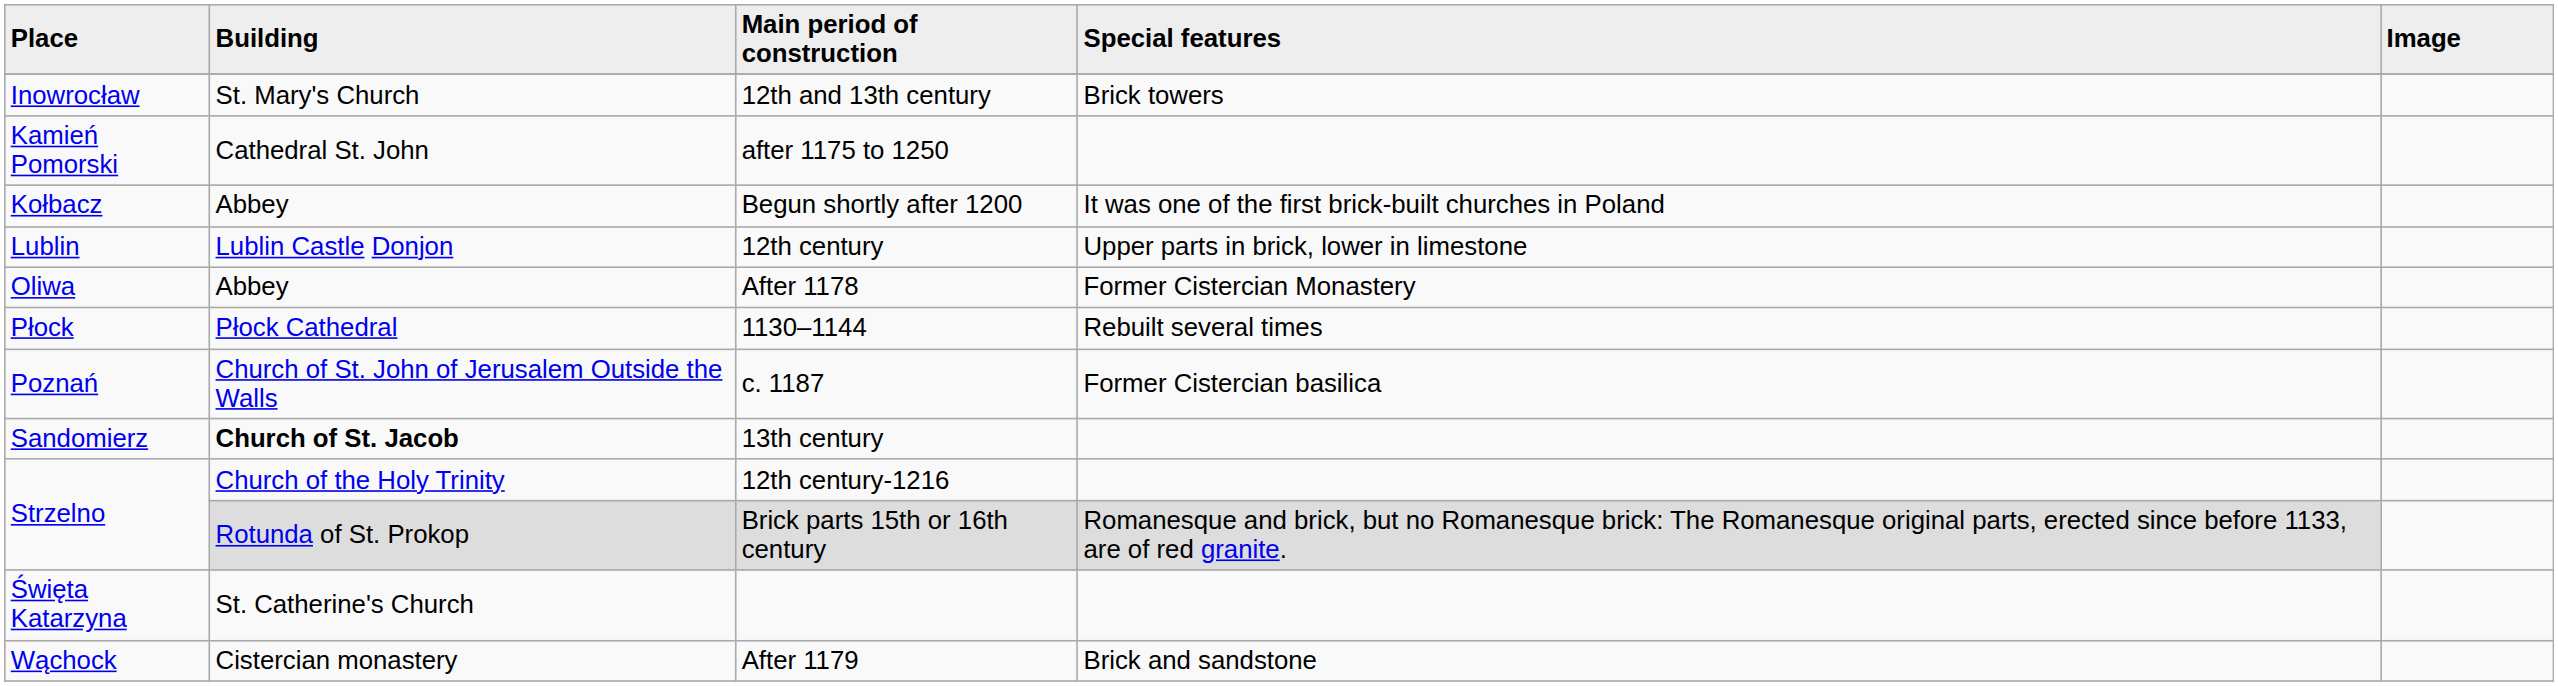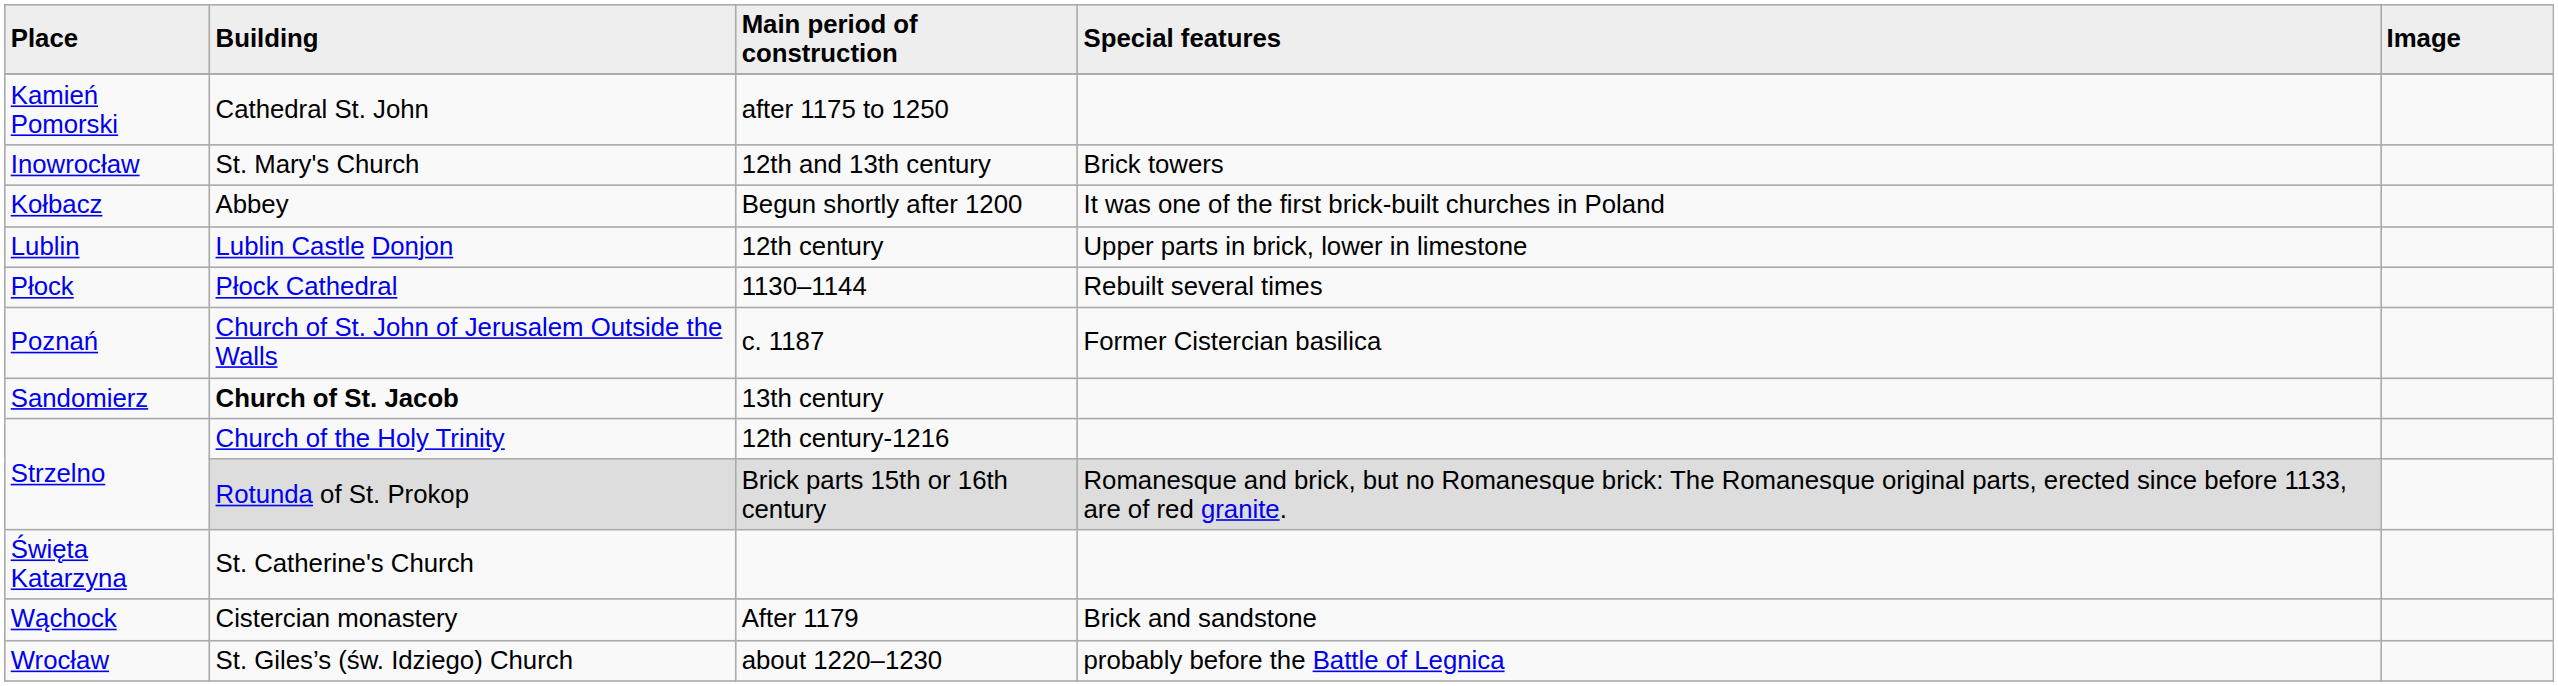rows swapped: (75, 94) <-> (64, 150)
- row: (43, 287)
+ row: (60, 660)
